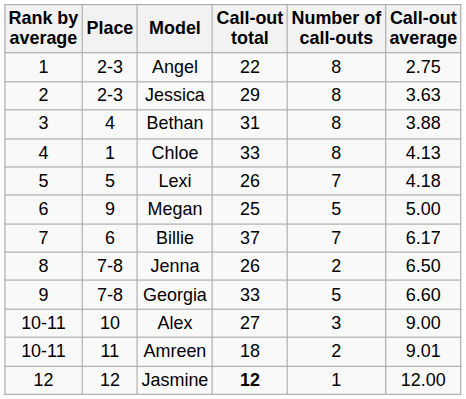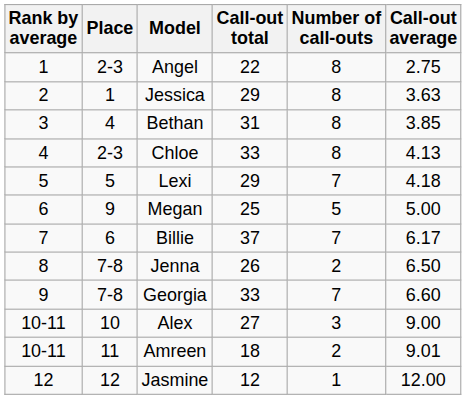(110, 95) 2-3 -> (110, 95) 1
(423, 124) 3.88 -> (423, 124) 3.85
(110, 152) 1 -> (110, 152) 2-3
(250, 180) 26 -> (250, 180) 29
(336, 294) 5 -> (336, 294) 7
(250, 379) bold -> (250, 379) normal
